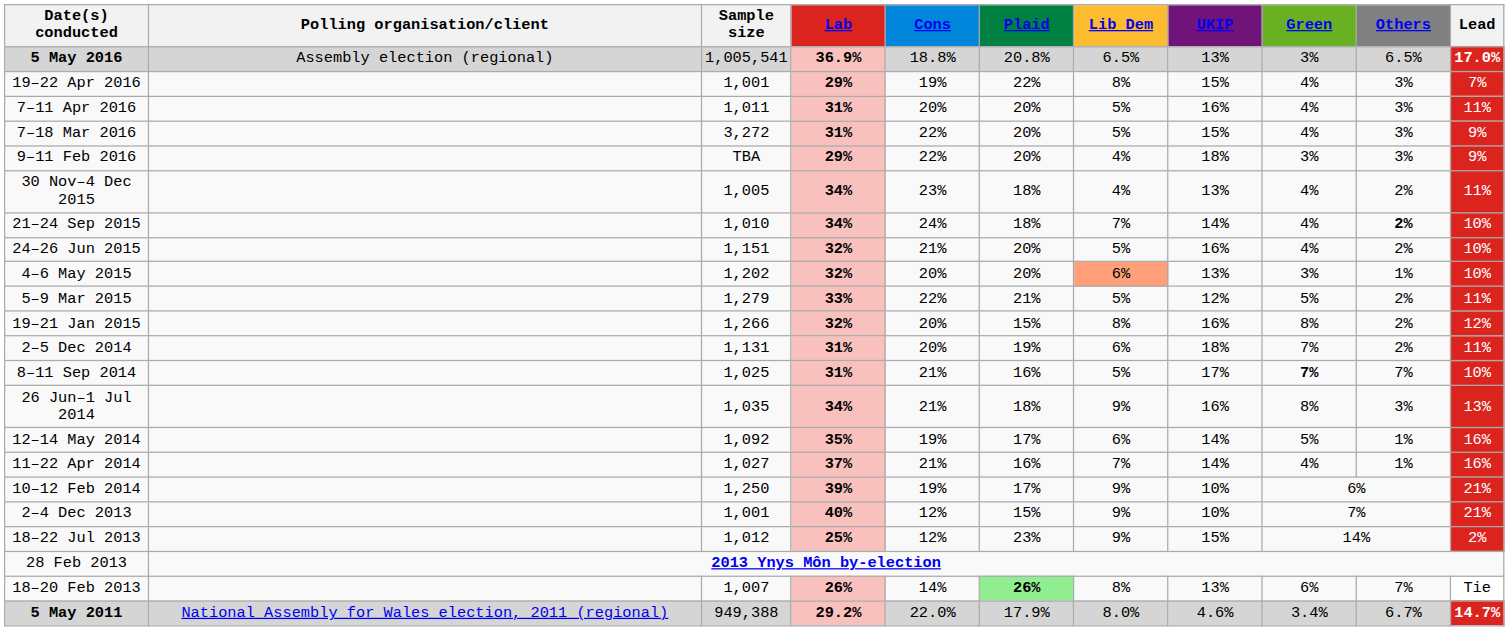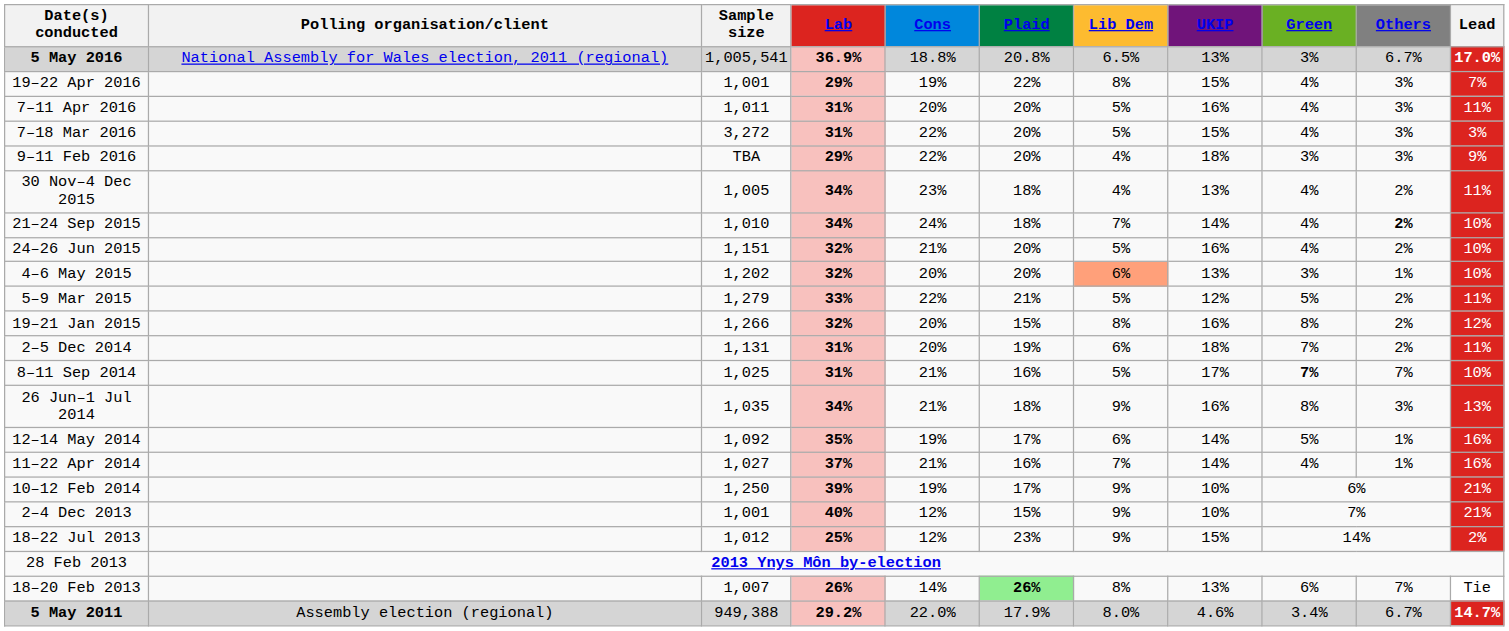(425, 59) Assembly election (regional) -> (425, 59) National Assembly for Wales election, 2011 (regional)
(1403, 59) 6.5% -> (1403, 59) 6.7%
(1477, 134) 9% -> (1477, 134) 3%
(425, 613) National Assembly for Wales election, 2011 (regional) -> (425, 613) Assembly election (regional)
